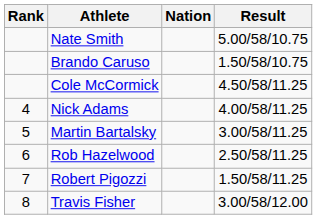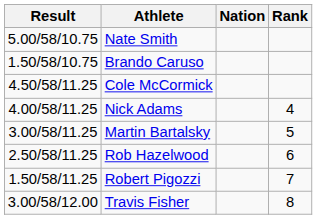columns swapped: (26, 16) <-> (263, 16)
